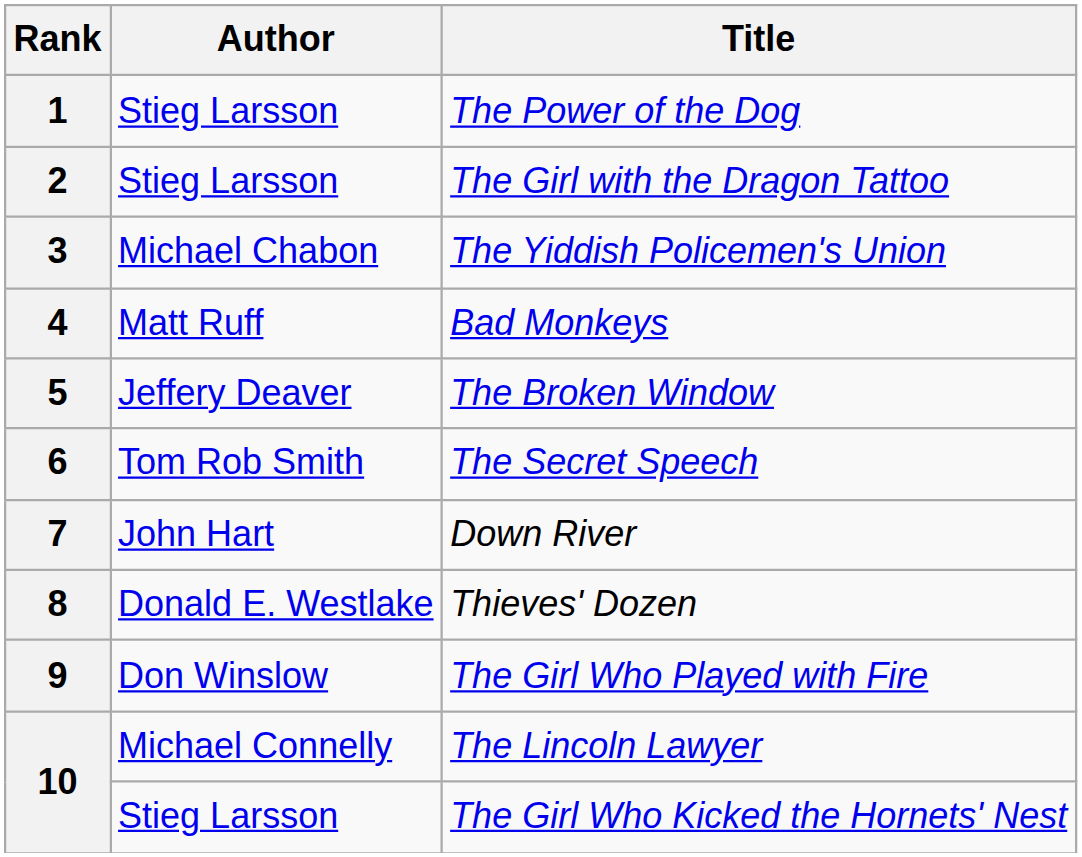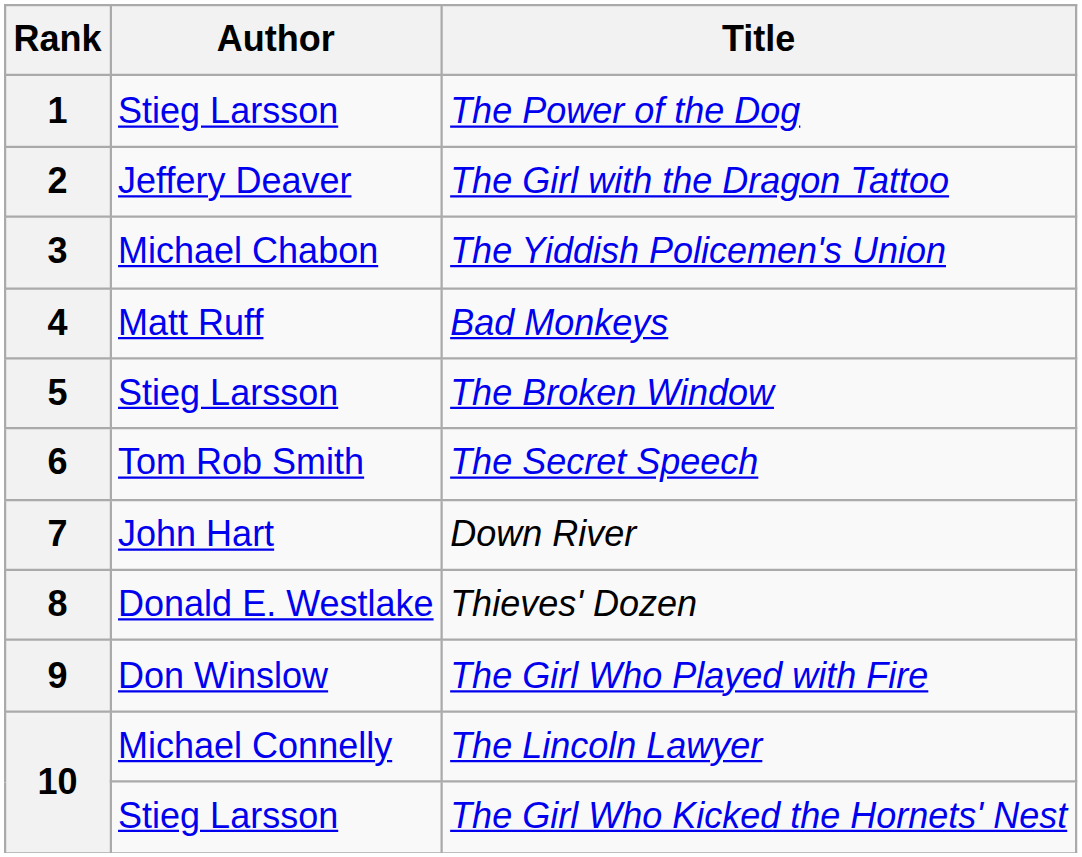(228, 180) Stieg Larsson -> (235, 180) Jeffery Deaver
(235, 392) Jeffery Deaver -> (228, 392) Stieg Larsson
